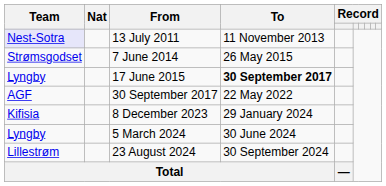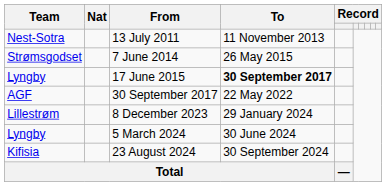(36, 38) lavender background -> (36, 38) no background
(23, 114) Kifisia -> (33, 114) Lillestrøm
(33, 152) Lillestrøm -> (23, 152) Kifisia
